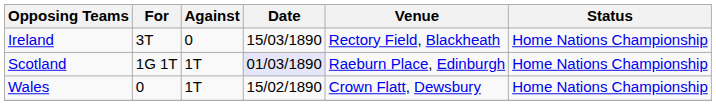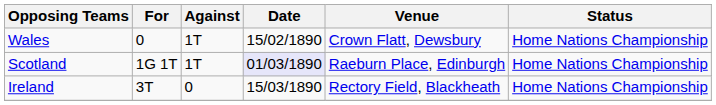rows swapped: (29, 87) <-> (31, 40)
